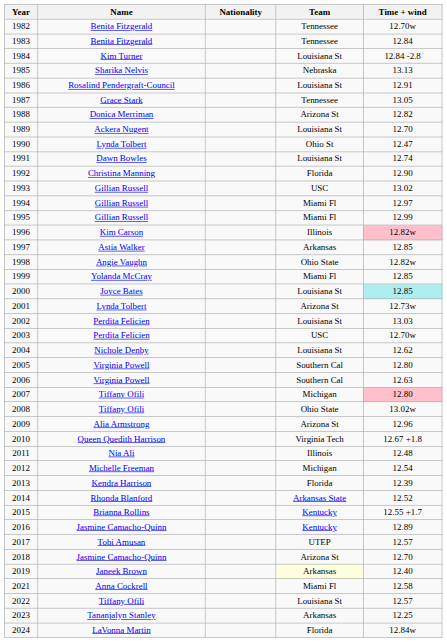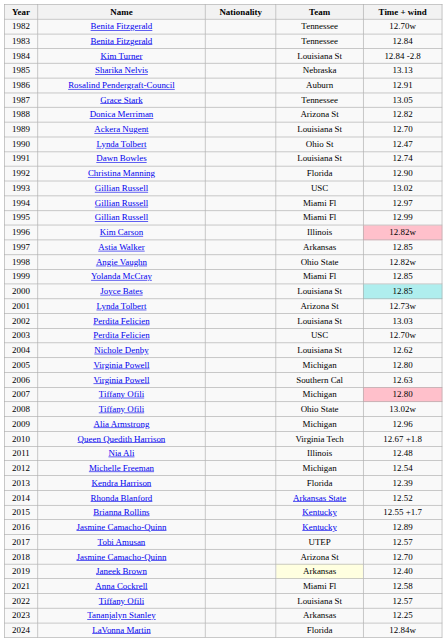(320, 85) Louisiana St -> (320, 85) Auburn
(320, 365) Southern Cal -> (320, 365) Michigan
(320, 424) Arizona St -> (320, 424) Michigan
